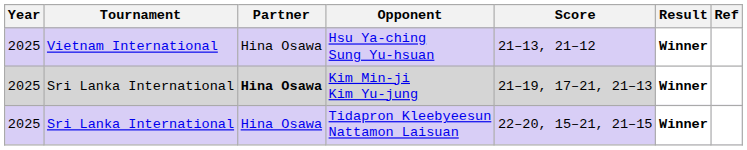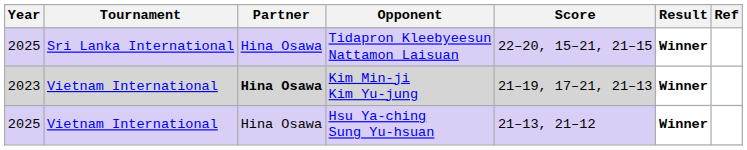rows swapped: (410, 125) <-> (381, 47)
(24, 86) 2025 -> (24, 86) 2023
(141, 86) Sri Lanka International -> (132, 86) Vietnam International
